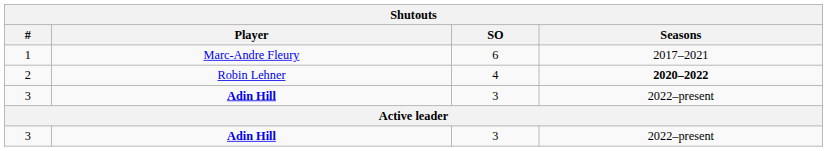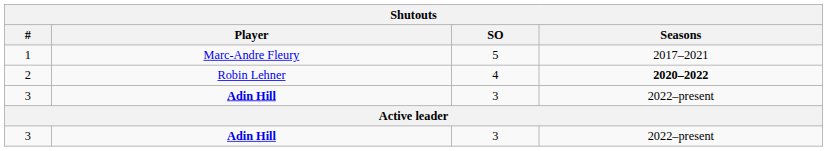(495, 55) 6 -> (495, 55) 5
